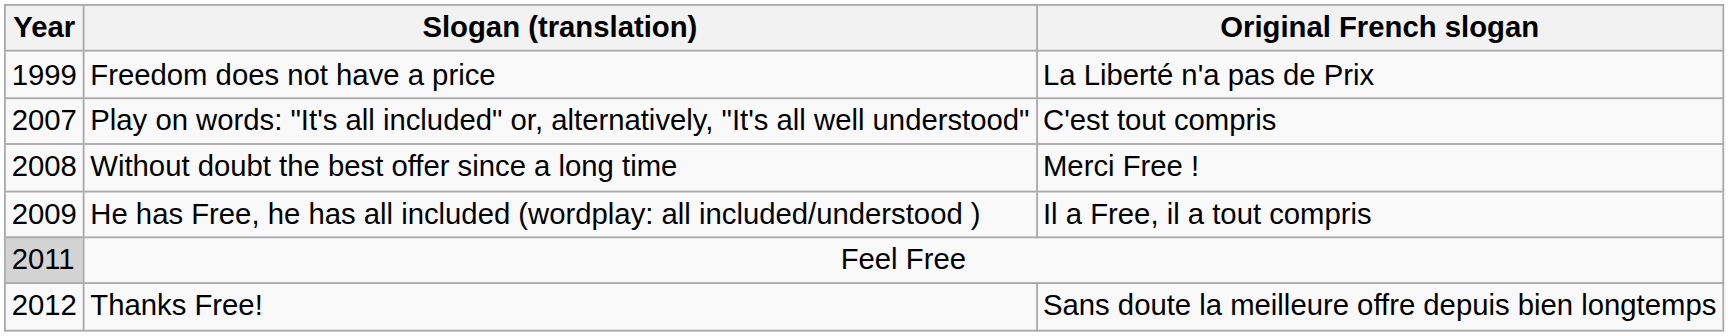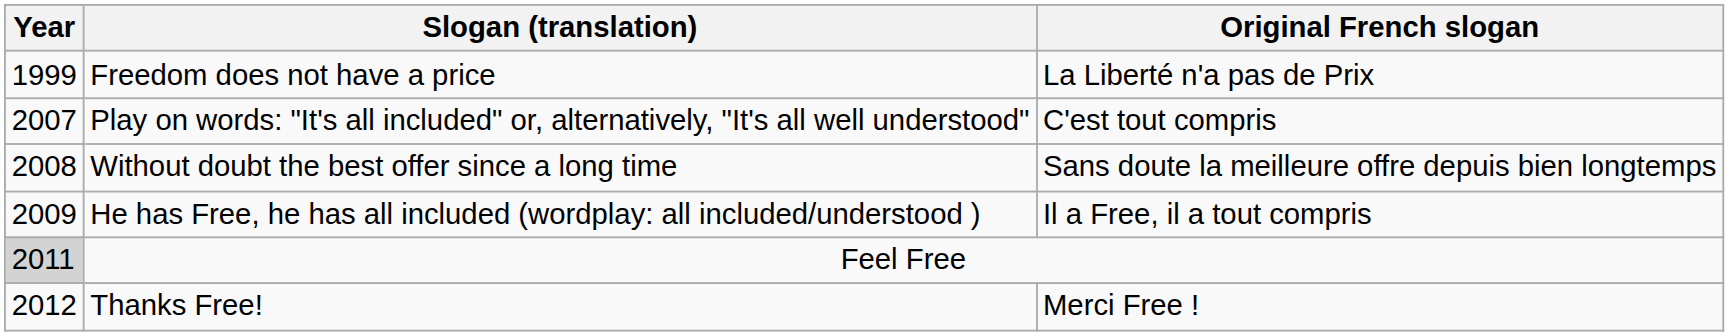(1121, 167) Merci Free ! -> (1380, 167) Sans doute la meilleure offre depuis bien longtemps
(1380, 306) Sans doute la meilleure offre depuis bien longtemps -> (1121, 306) Merci Free !
